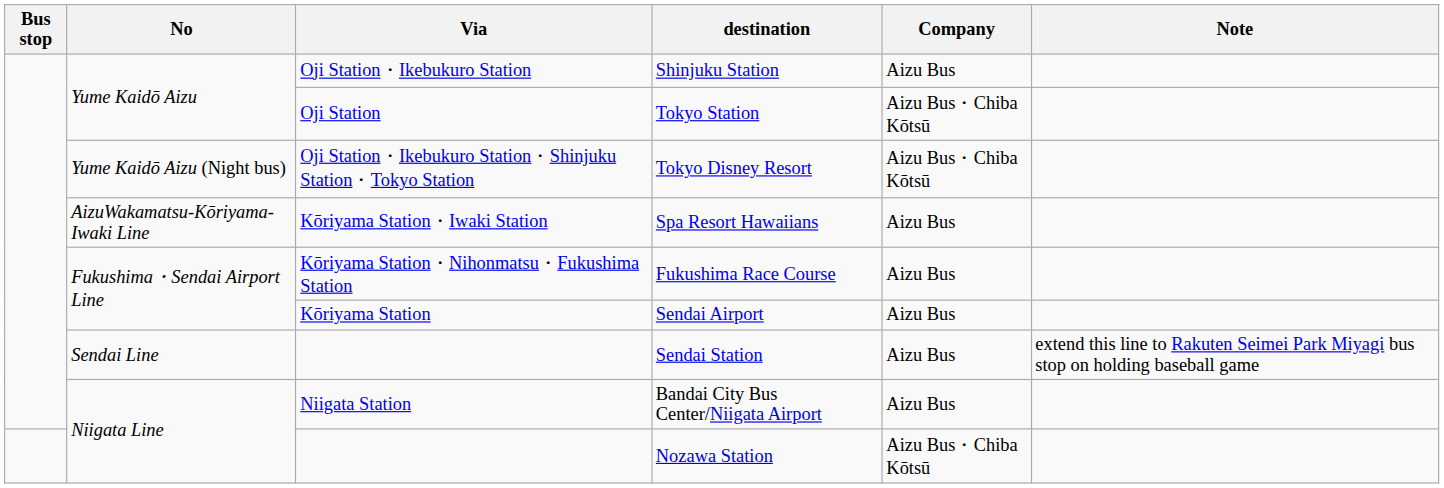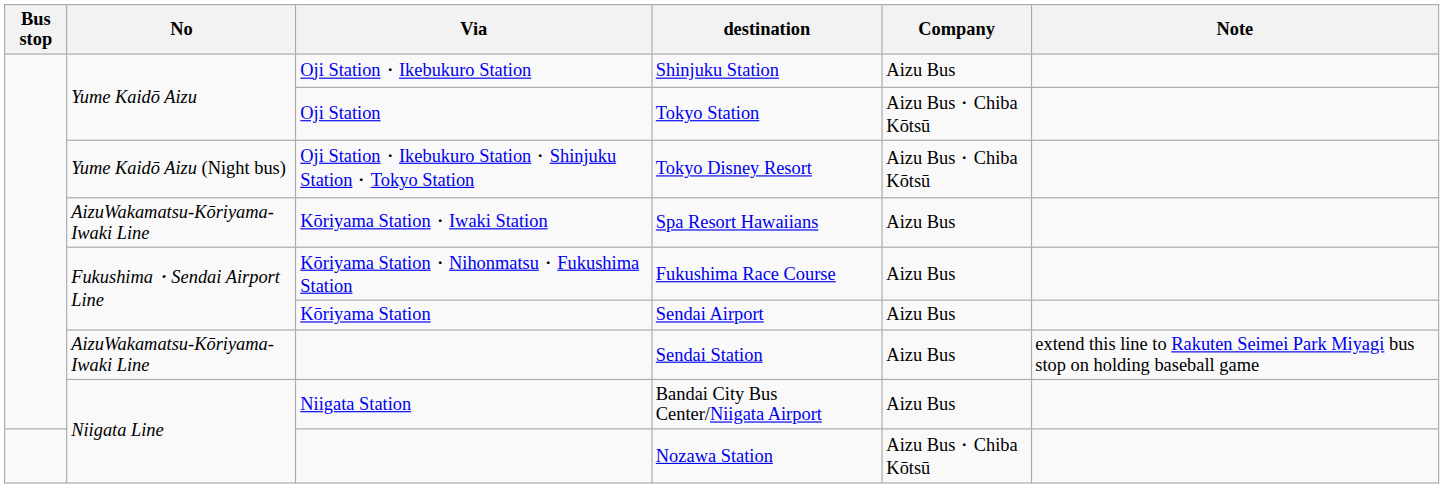(115, 354) Sendai Line -> (173, 354) AizuWakamatsu-Kōriyama-Iwaki Line
